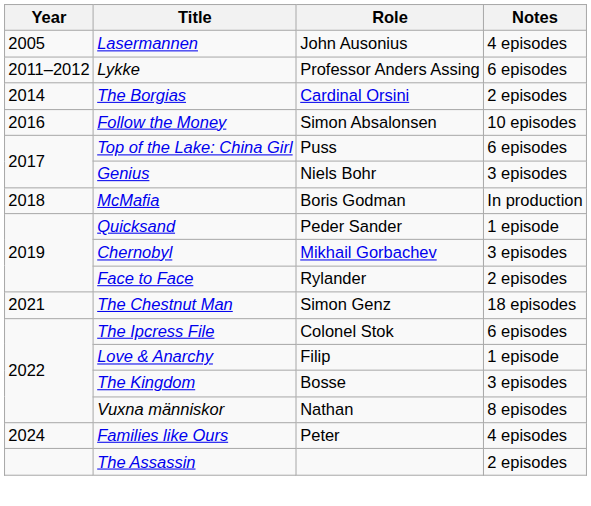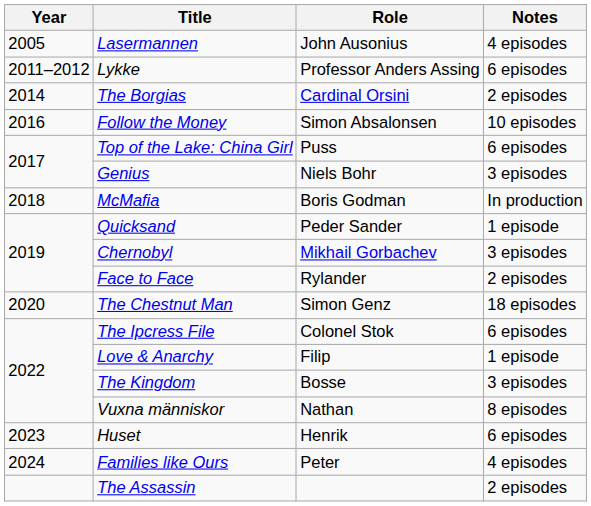(27, 305) 2021 -> (27, 305) 2020
+ row: (119, 435)
